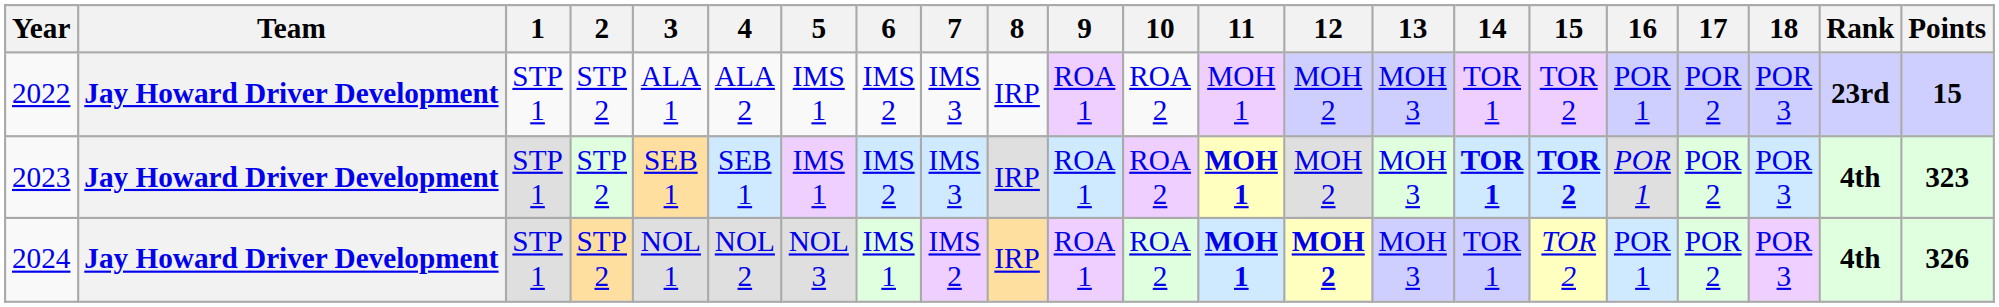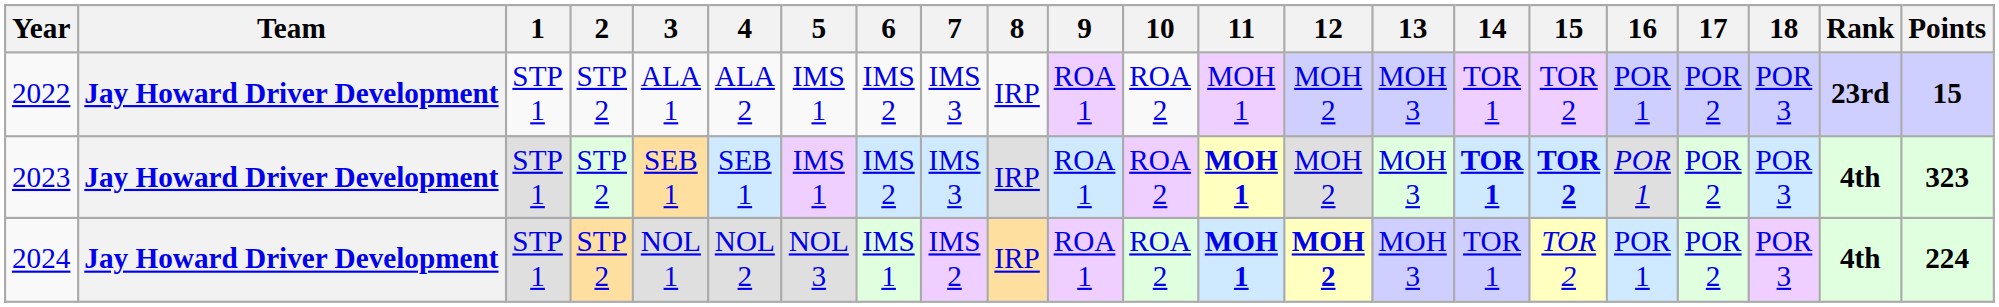(1947, 258) 326 -> (1947, 258) 224
